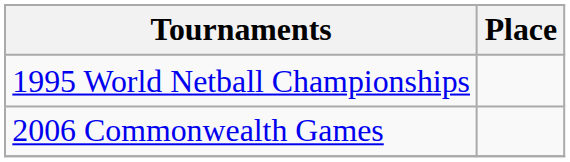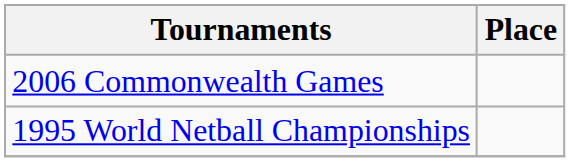rows swapped: (241, 80) <-> (198, 130)
